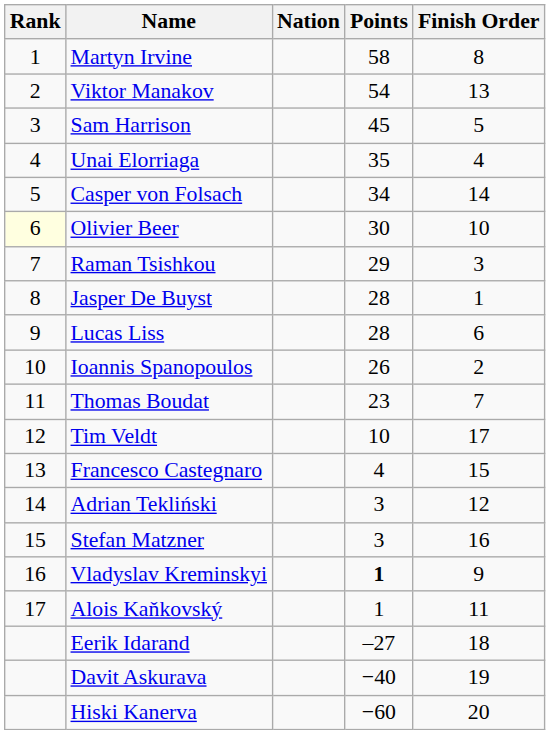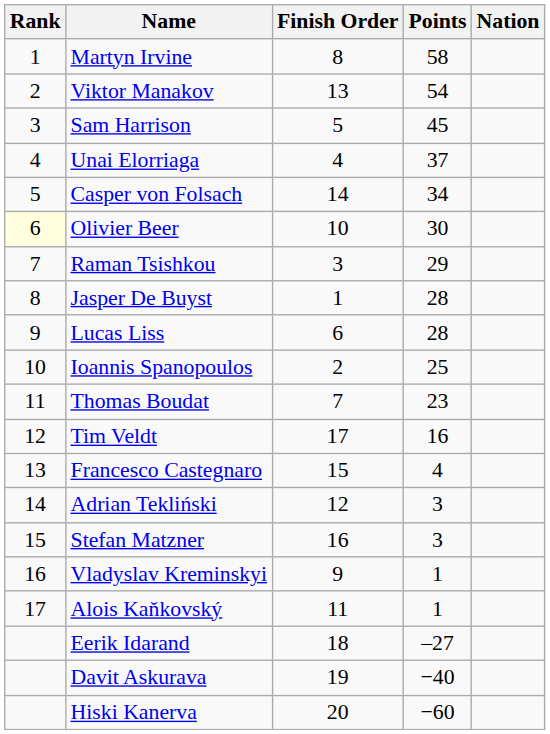columns swapped: (308, 21) <-> (479, 21)
(379, 159) 35 -> (438, 159) 37
(379, 366) 26 -> (438, 366) 25
(379, 435) 10 -> (438, 435) 16
(379, 573) bold -> (438, 573) normal
